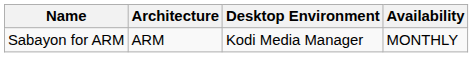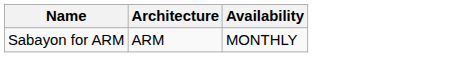- column: (303, 16)
